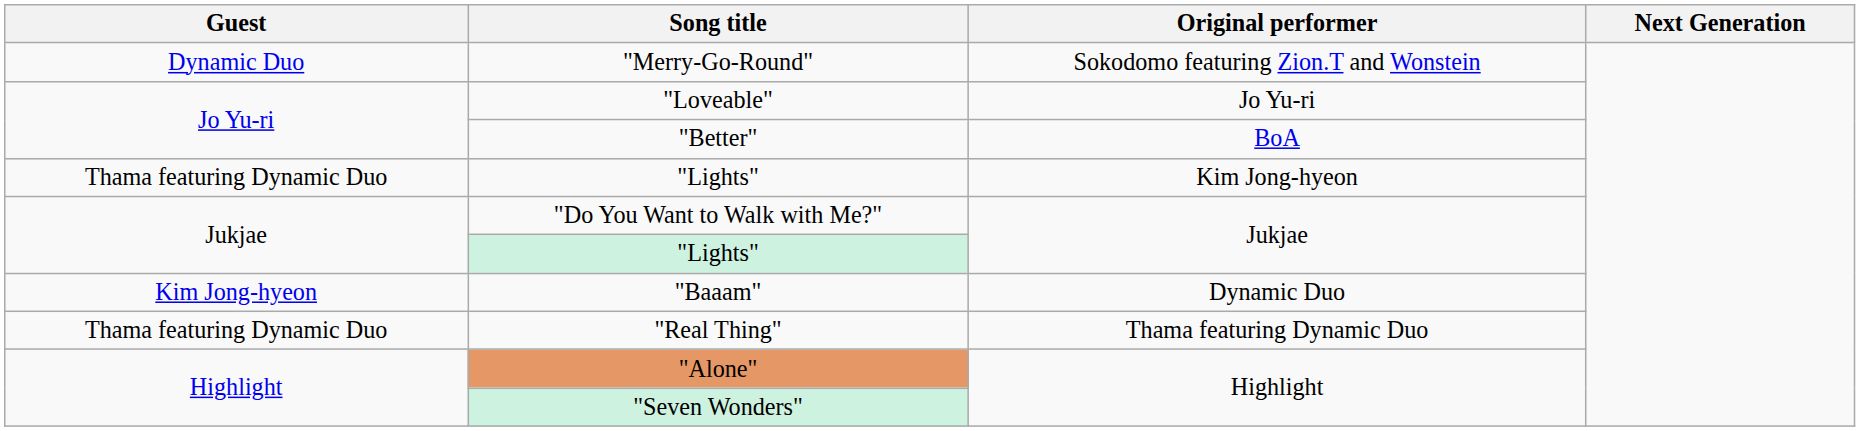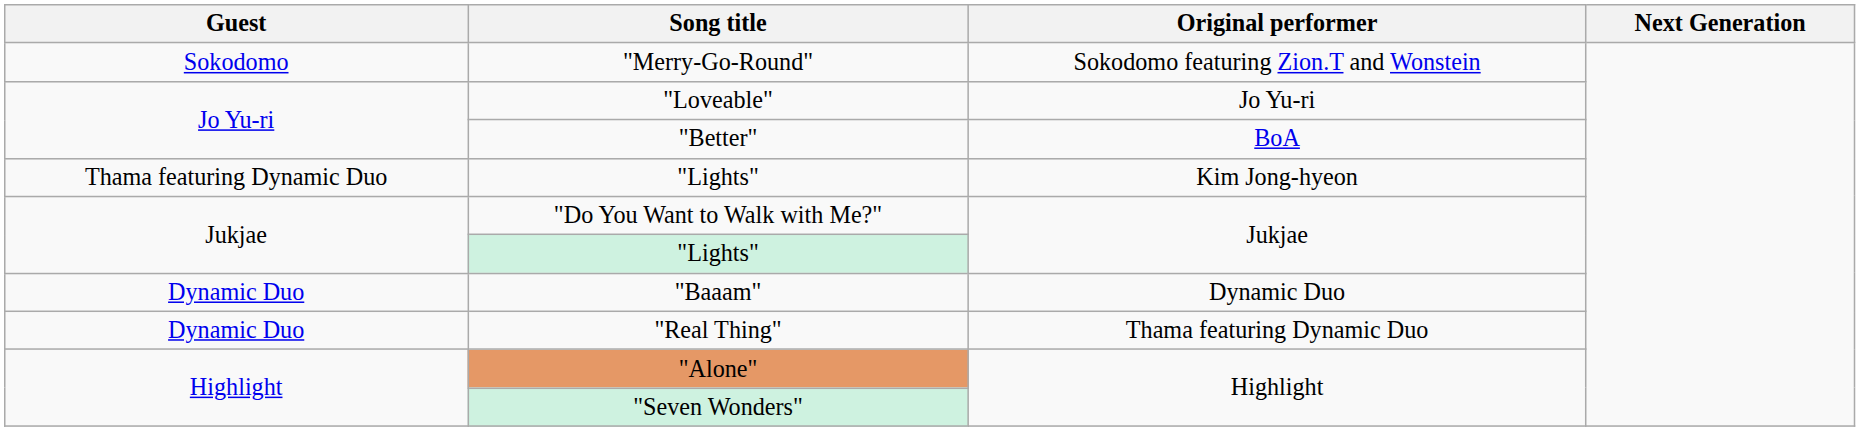(236, 61) Dynamic Duo -> (236, 61) Sokodomo
(236, 291) Kim Jong-hyeon -> (236, 291) Dynamic Duo
(236, 330) Thama featuring Dynamic Duo -> (236, 330) Dynamic Duo
